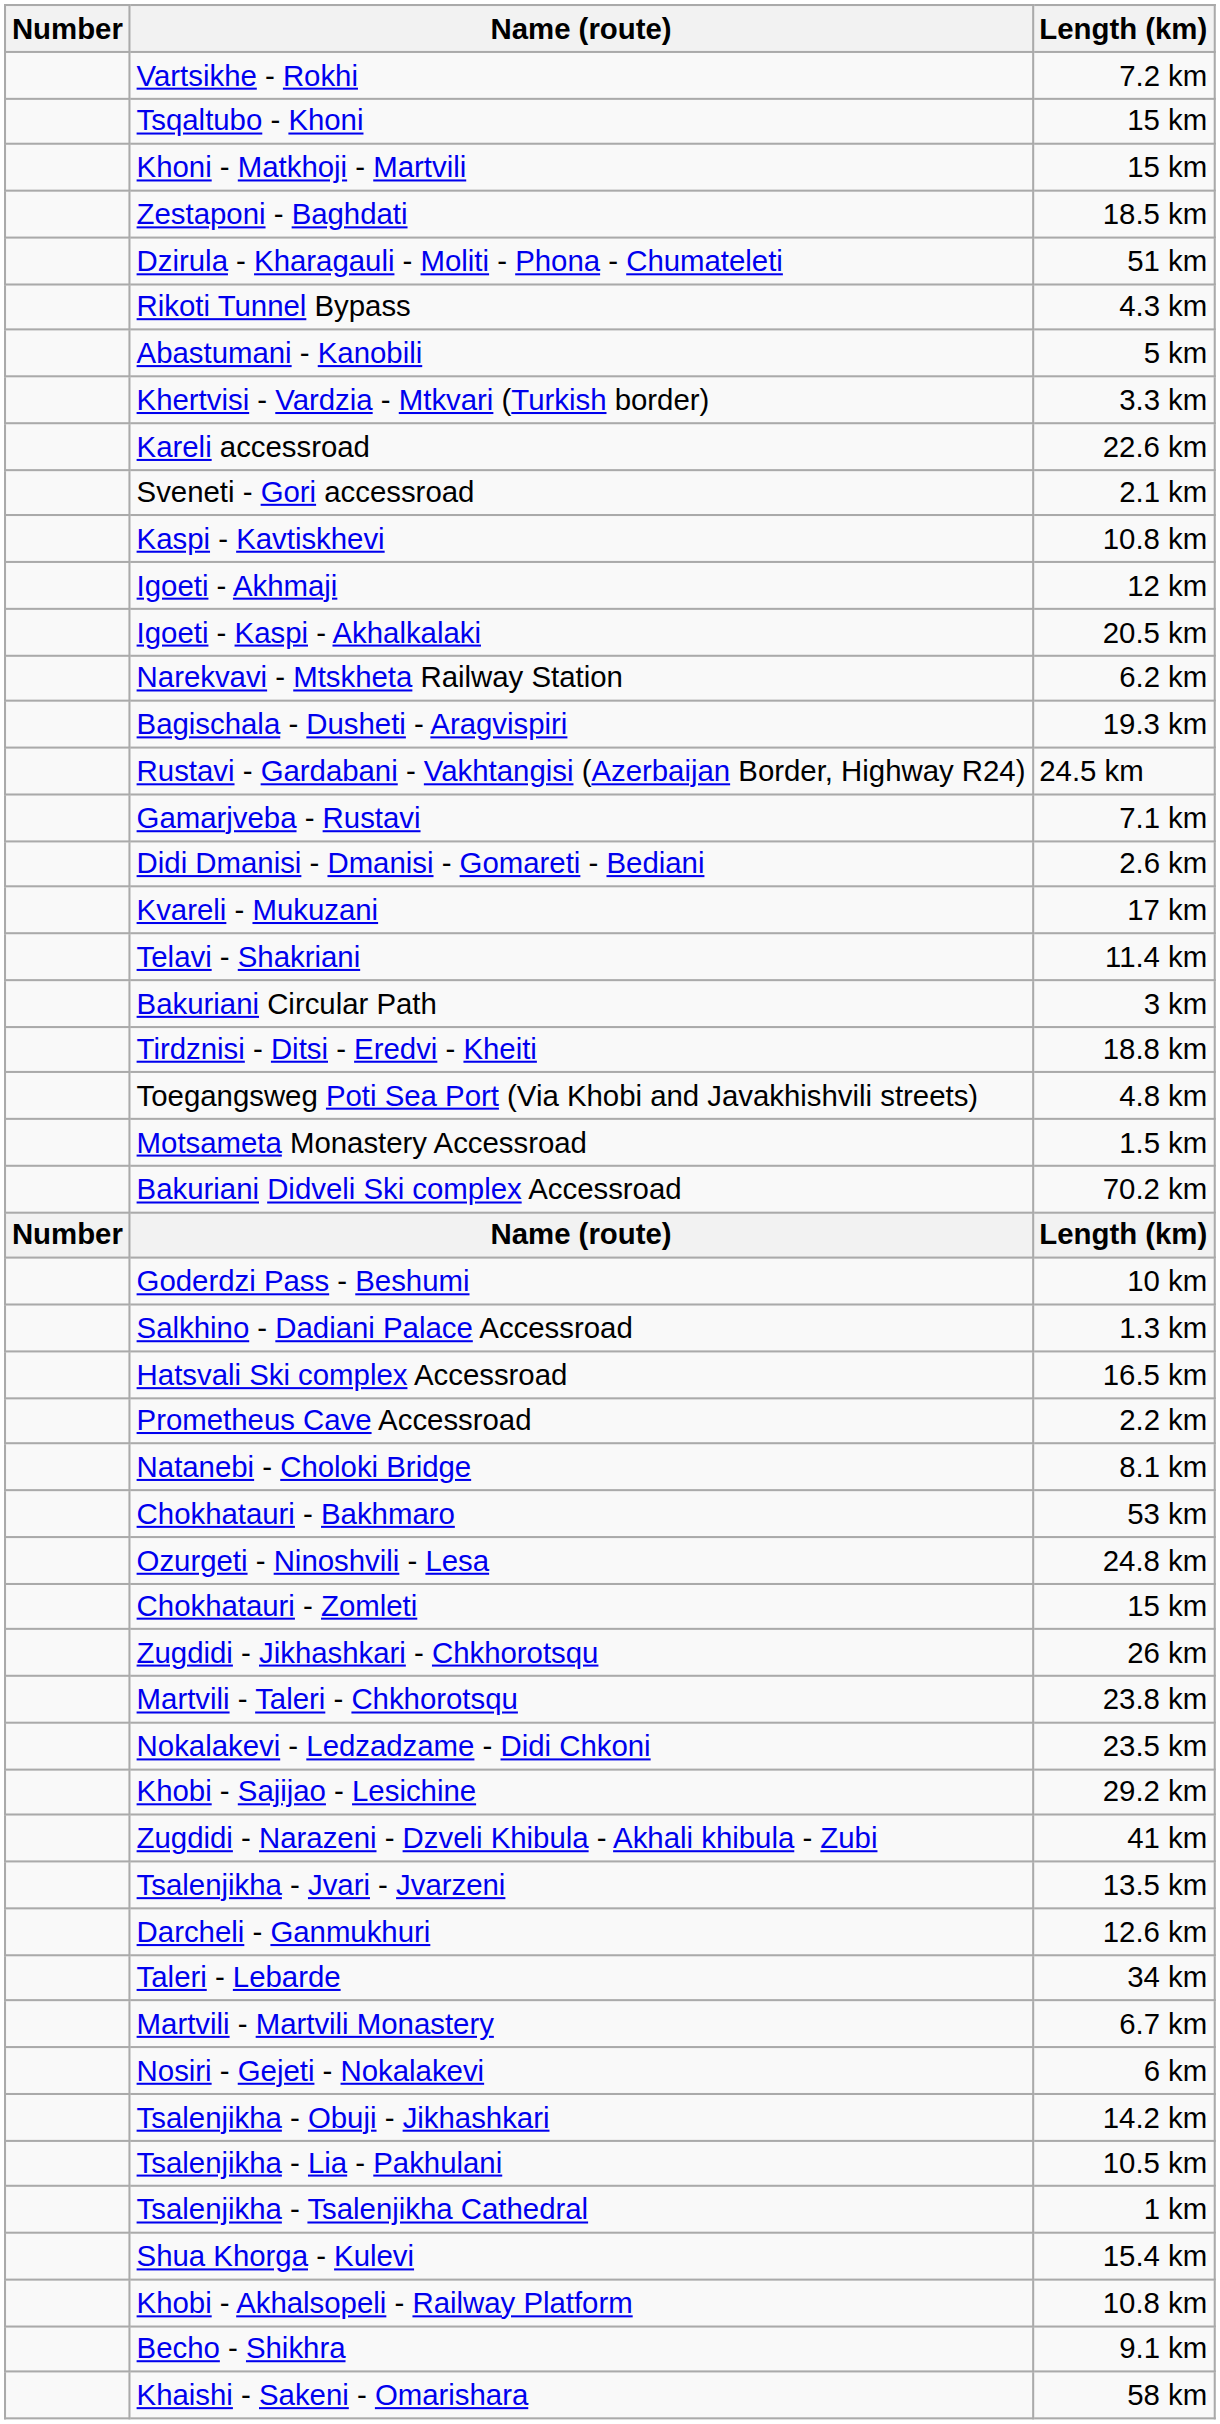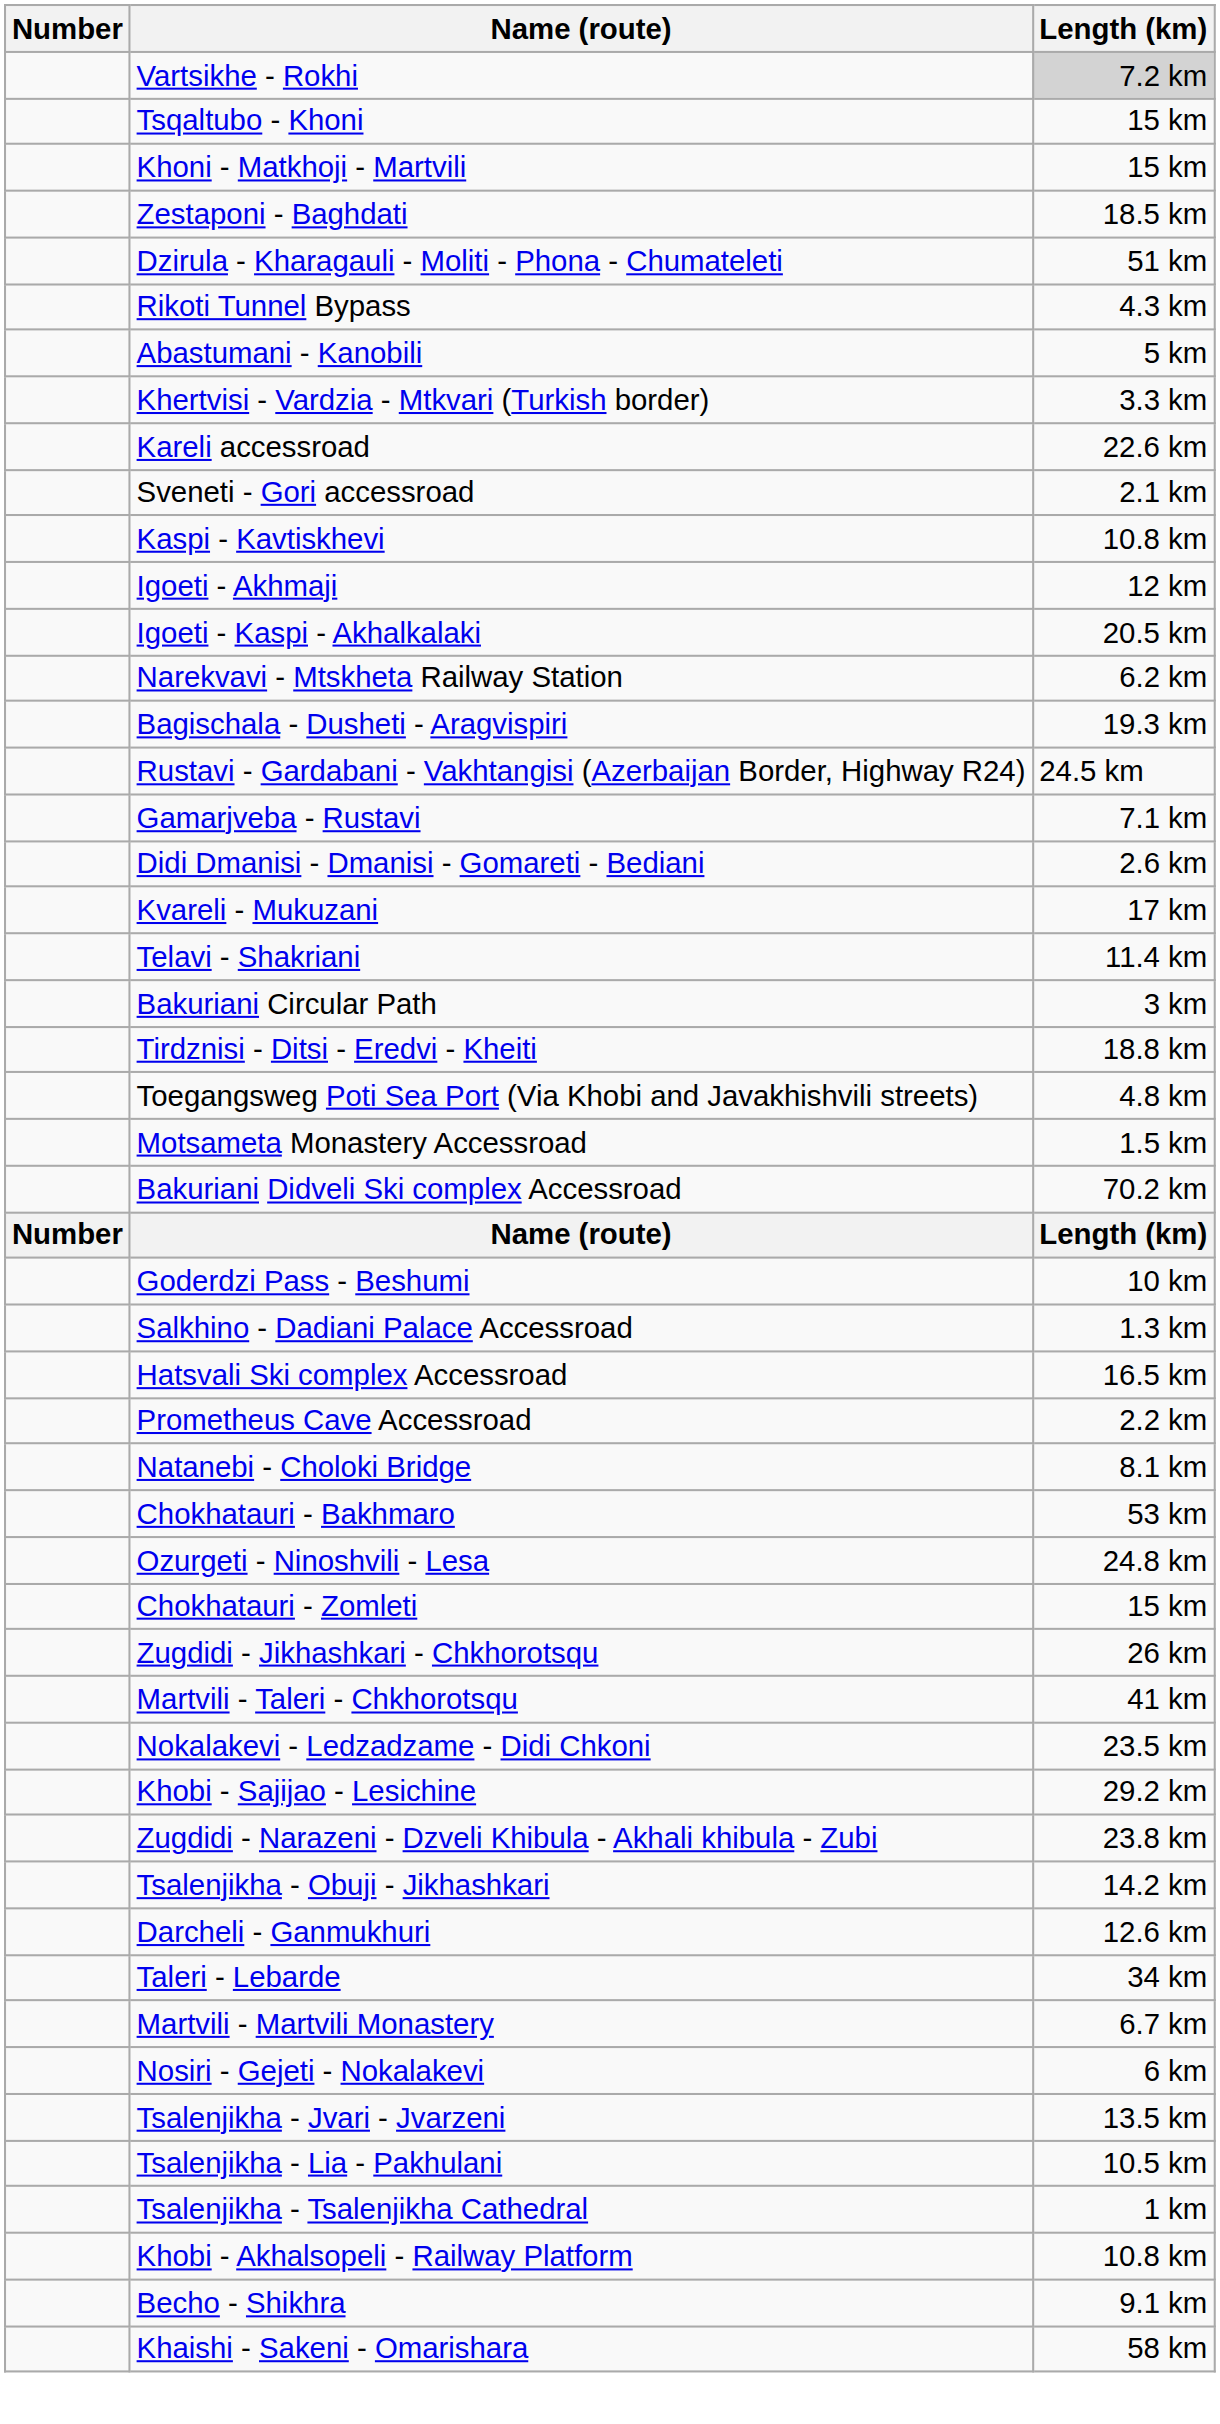(1163, 75) no background -> (1163, 75) lightgrey background
(1155, 1699) 23.8 km -> (1167, 1699) 41 km
(1167, 1839) 41 km -> (1155, 1839) 23.8 km
rows swapped: (343, 2117) <-> (321, 1885)
- row: (275, 2256)
